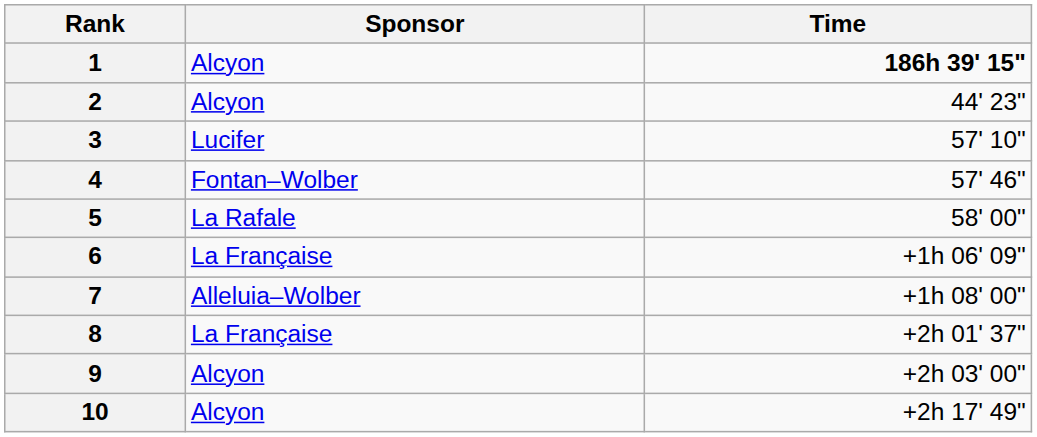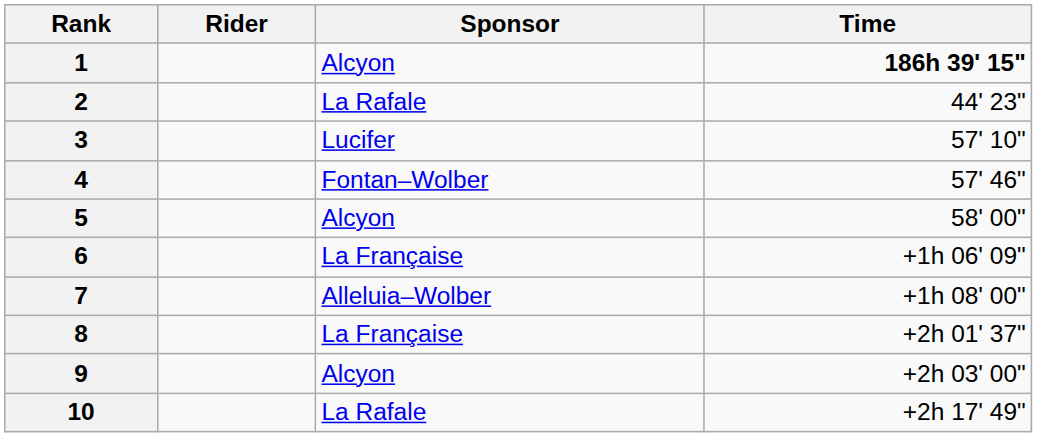+ column: (237, 23)
(228, 101) Alcyon -> (374, 101) La Rafale
(243, 218) La Rafale -> (358, 218) Alcyon
(228, 412) Alcyon -> (374, 412) La Rafale
